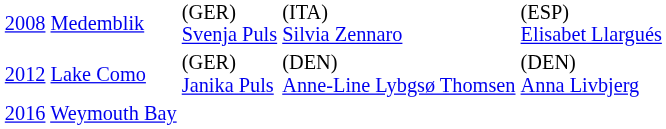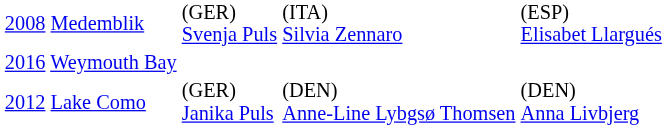rows swapped: (75, 74) <-> (91, 113)
